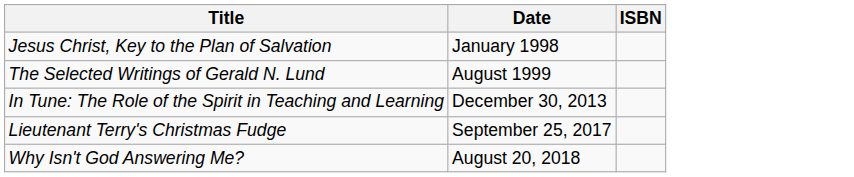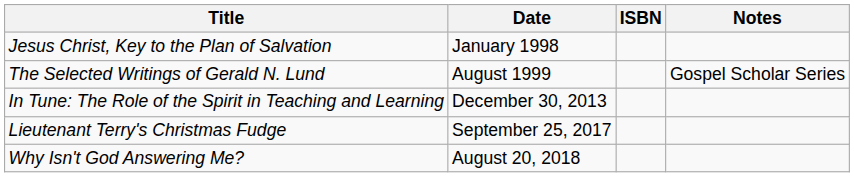+ column: (757, 18)
